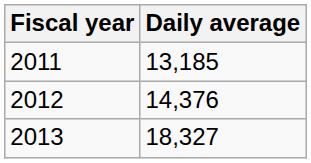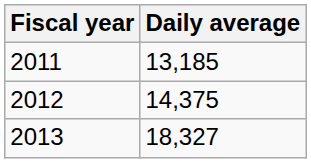(182, 99) 14,376 -> (182, 99) 14,375
